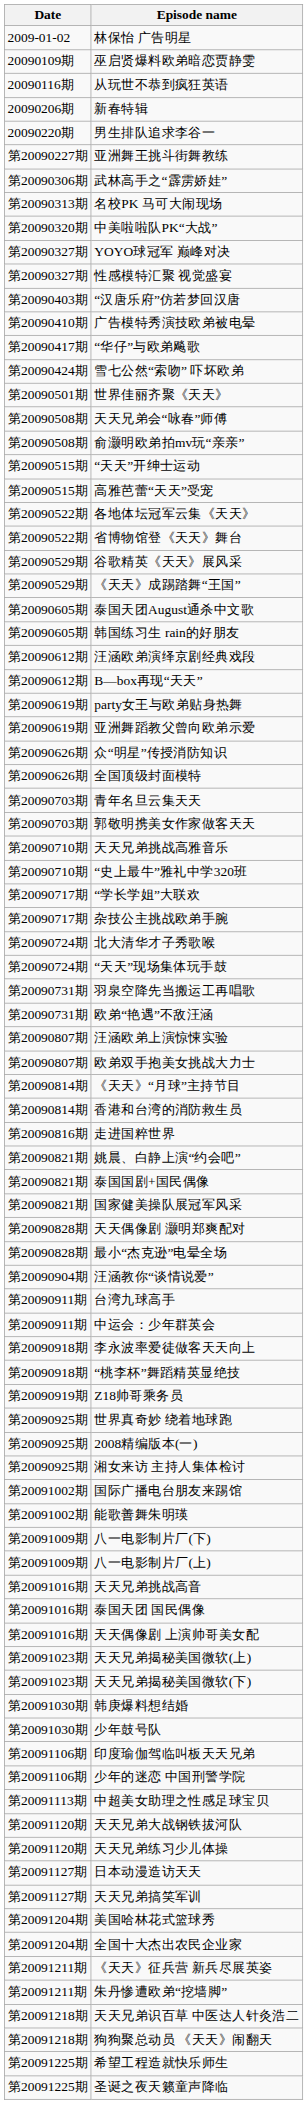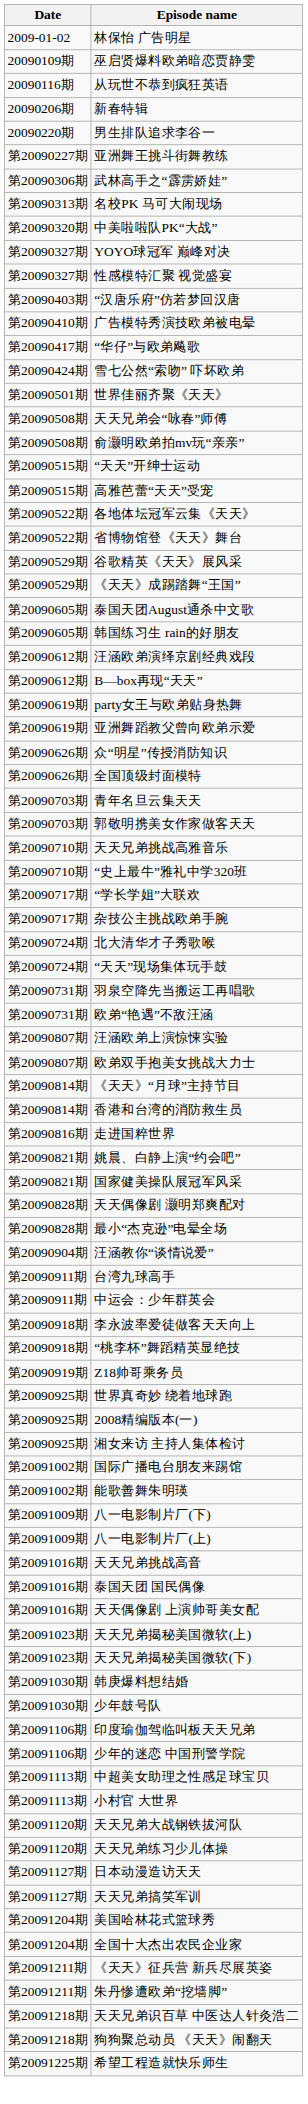- row: (152, 1181)
+ row: (136, 1801)
- row: (162, 2087)
